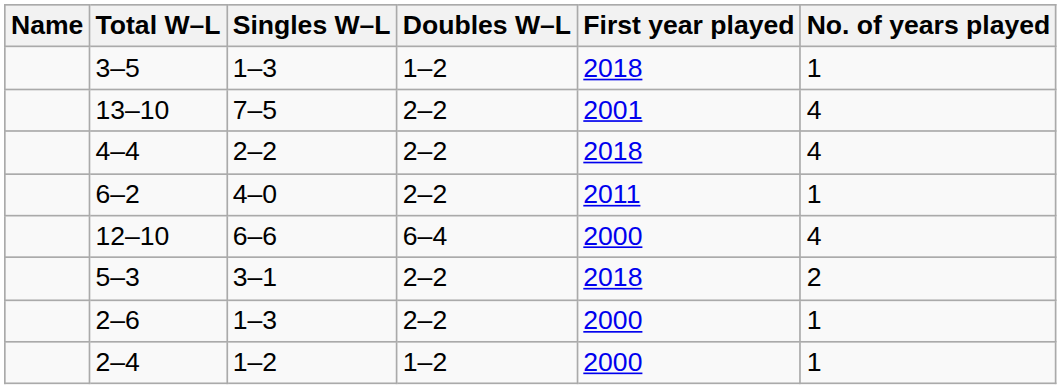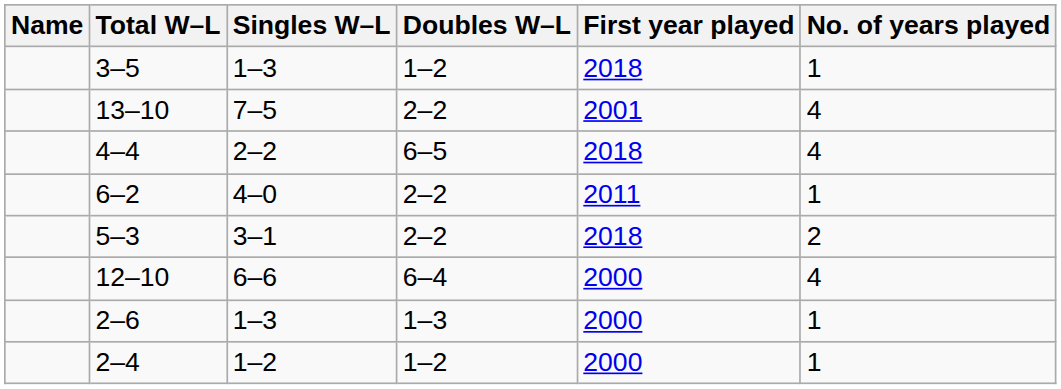(425, 151) 2–2 -> (425, 151) 6–5
rows swapped: (132, 236) <-> (118, 278)
(425, 320) 2–2 -> (425, 320) 1–3
